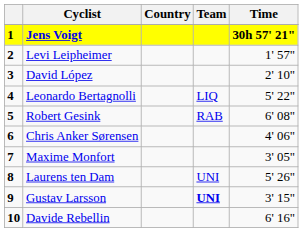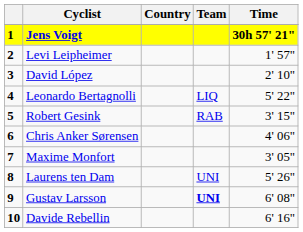(280, 116) 6' 08" -> (280, 116) 3' 15"
(280, 197) 3' 15" -> (280, 197) 6' 08"
